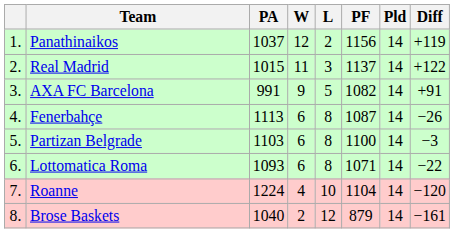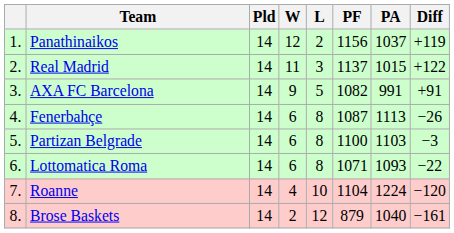columns swapped: (395, 16) <-> (269, 16)
